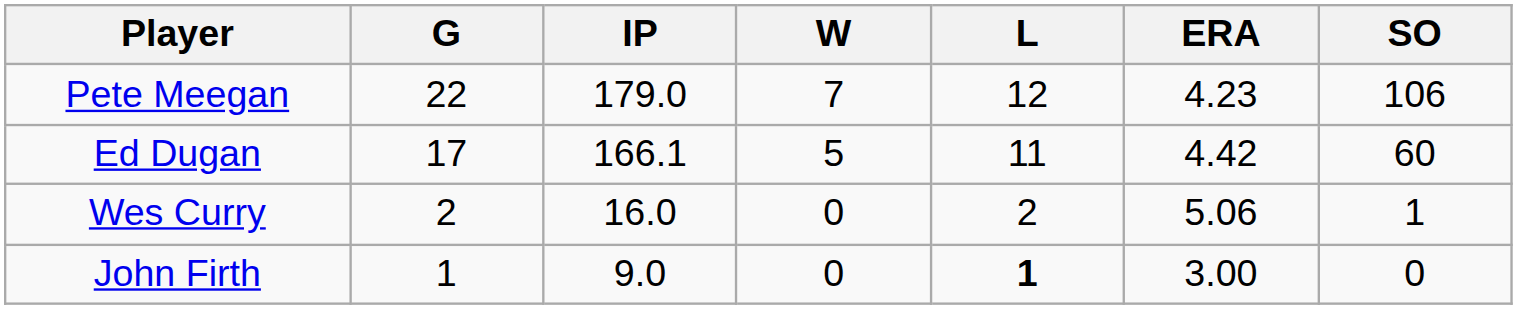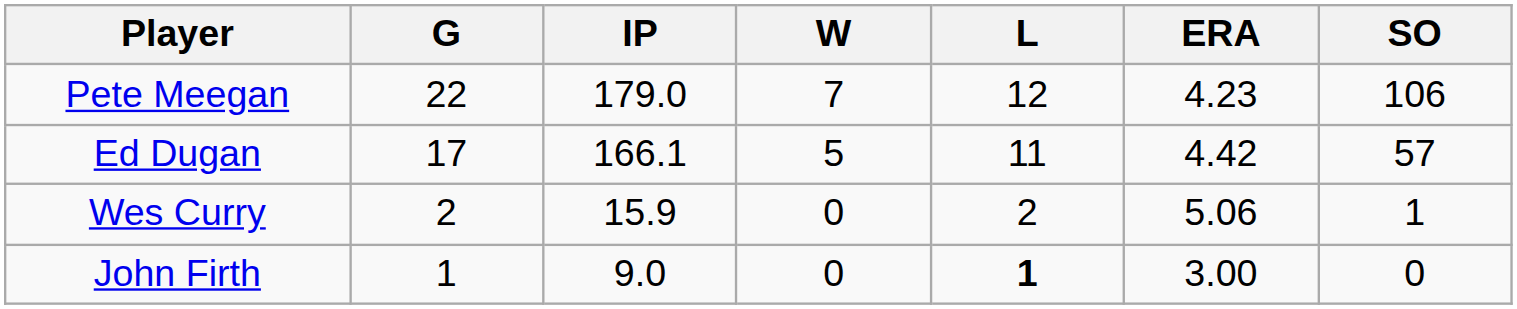(1415, 153) 60 -> (1415, 153) 57
(640, 213) 16.0 -> (640, 213) 15.9
